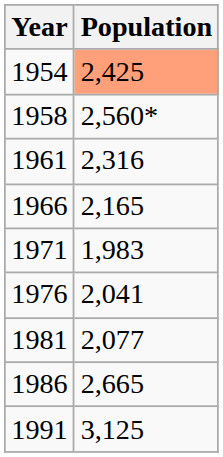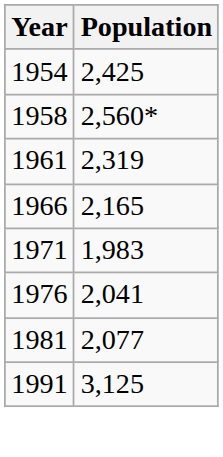(112, 71) lightsalmon background -> (112, 71) no background
(112, 160) 2,316 -> (112, 160) 2,319
- row: (40, 384)
